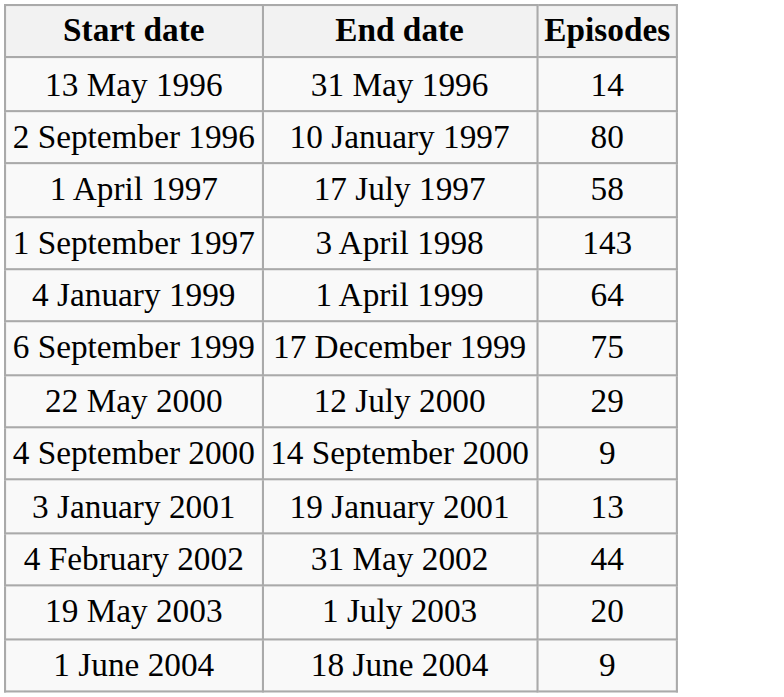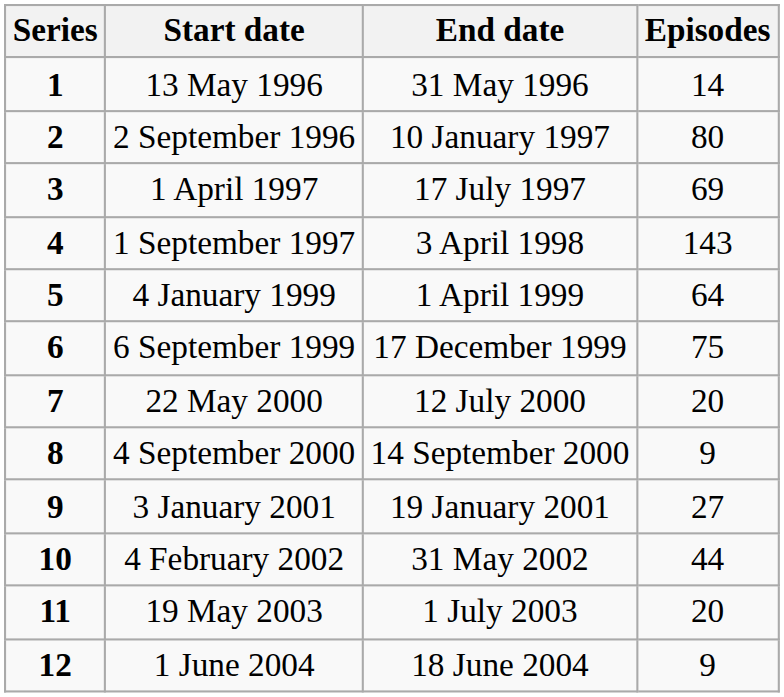+ column: (55, 30)
(607, 189) 58 -> (708, 189) 69
(607, 400) 29 -> (708, 400) 20
(607, 505) 13 -> (708, 505) 27
